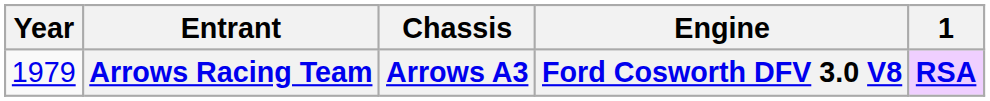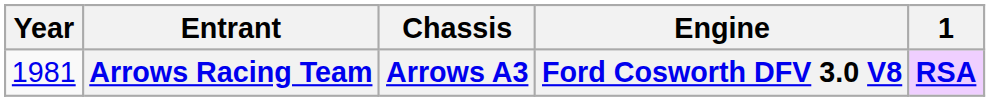(44, 72) 1979 -> (44, 72) 1981
